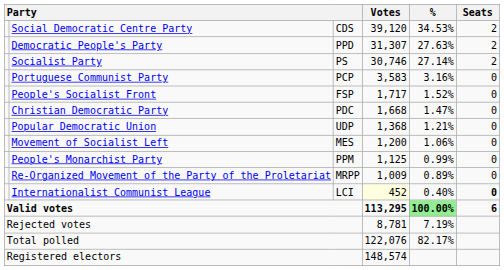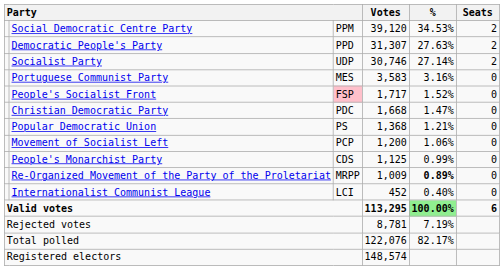(345, 29) CDS -> (345, 29) PPM
(342, 61) PS -> (345, 61) UDP
(345, 78) PCP -> (345, 78) MES
(345, 94) no background -> (345, 94) pink background
(345, 127) UDP -> (342, 127) PS
(345, 143) MES -> (345, 143) PCP
(345, 159) PPM -> (345, 159) CDS
(439, 176) normal -> (439, 176) bold
(398, 192) lightyellow background -> (398, 192) no background
(494, 192) bold -> (494, 192) normal
